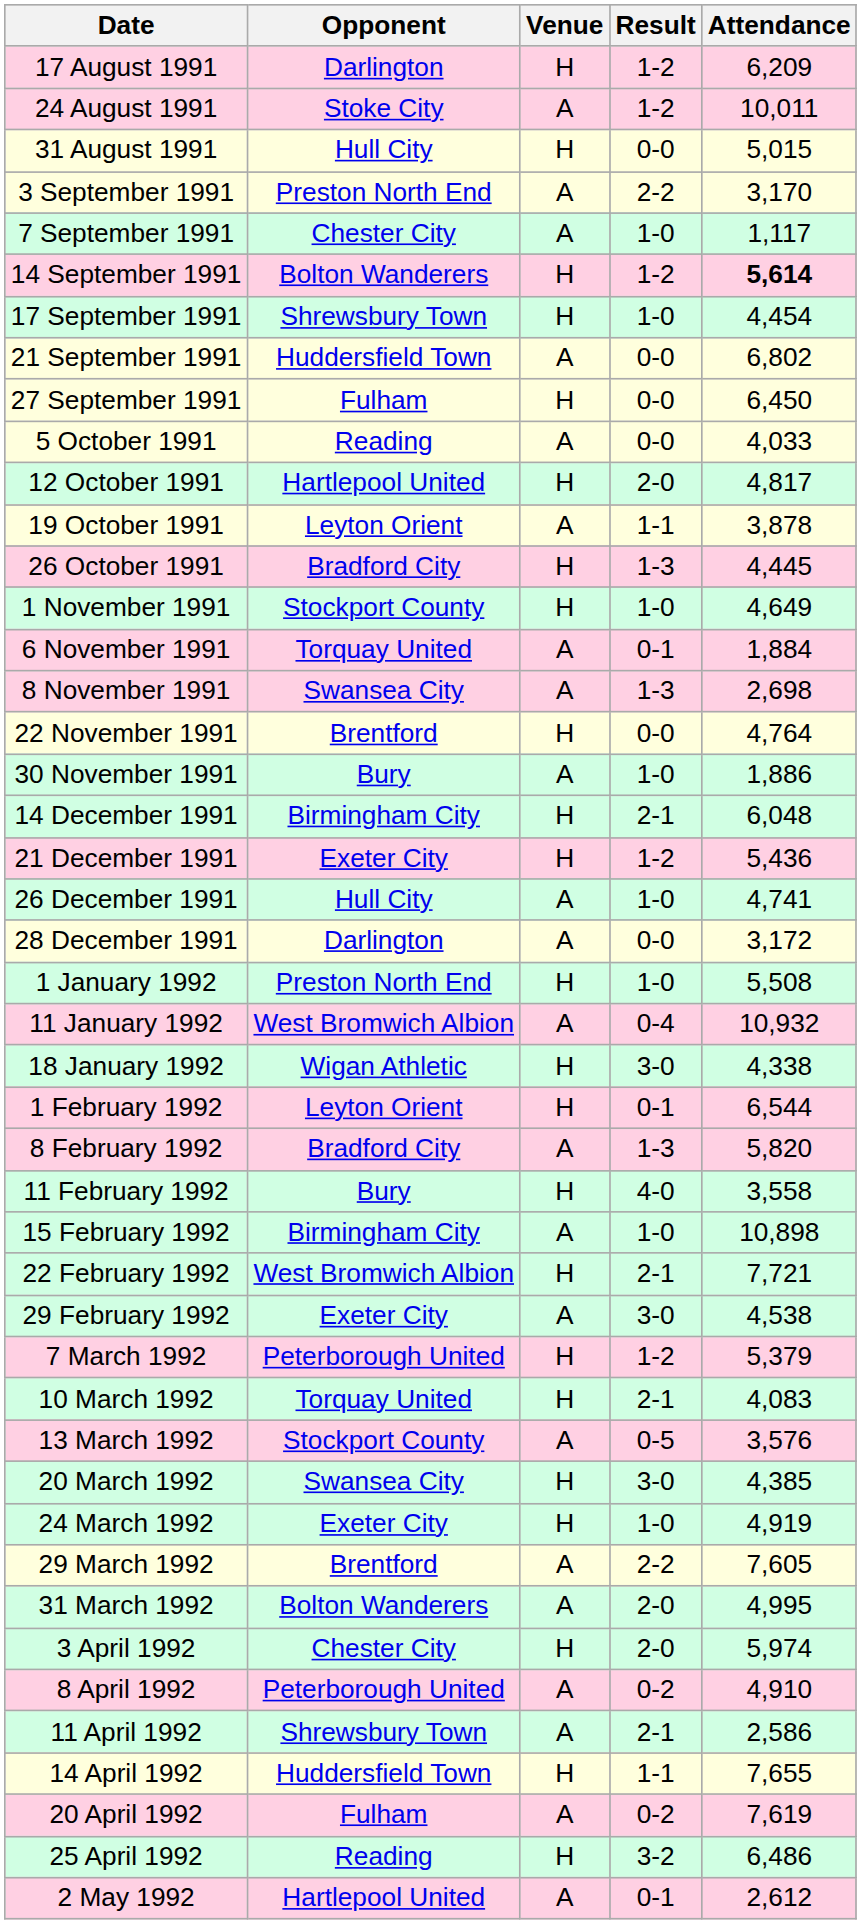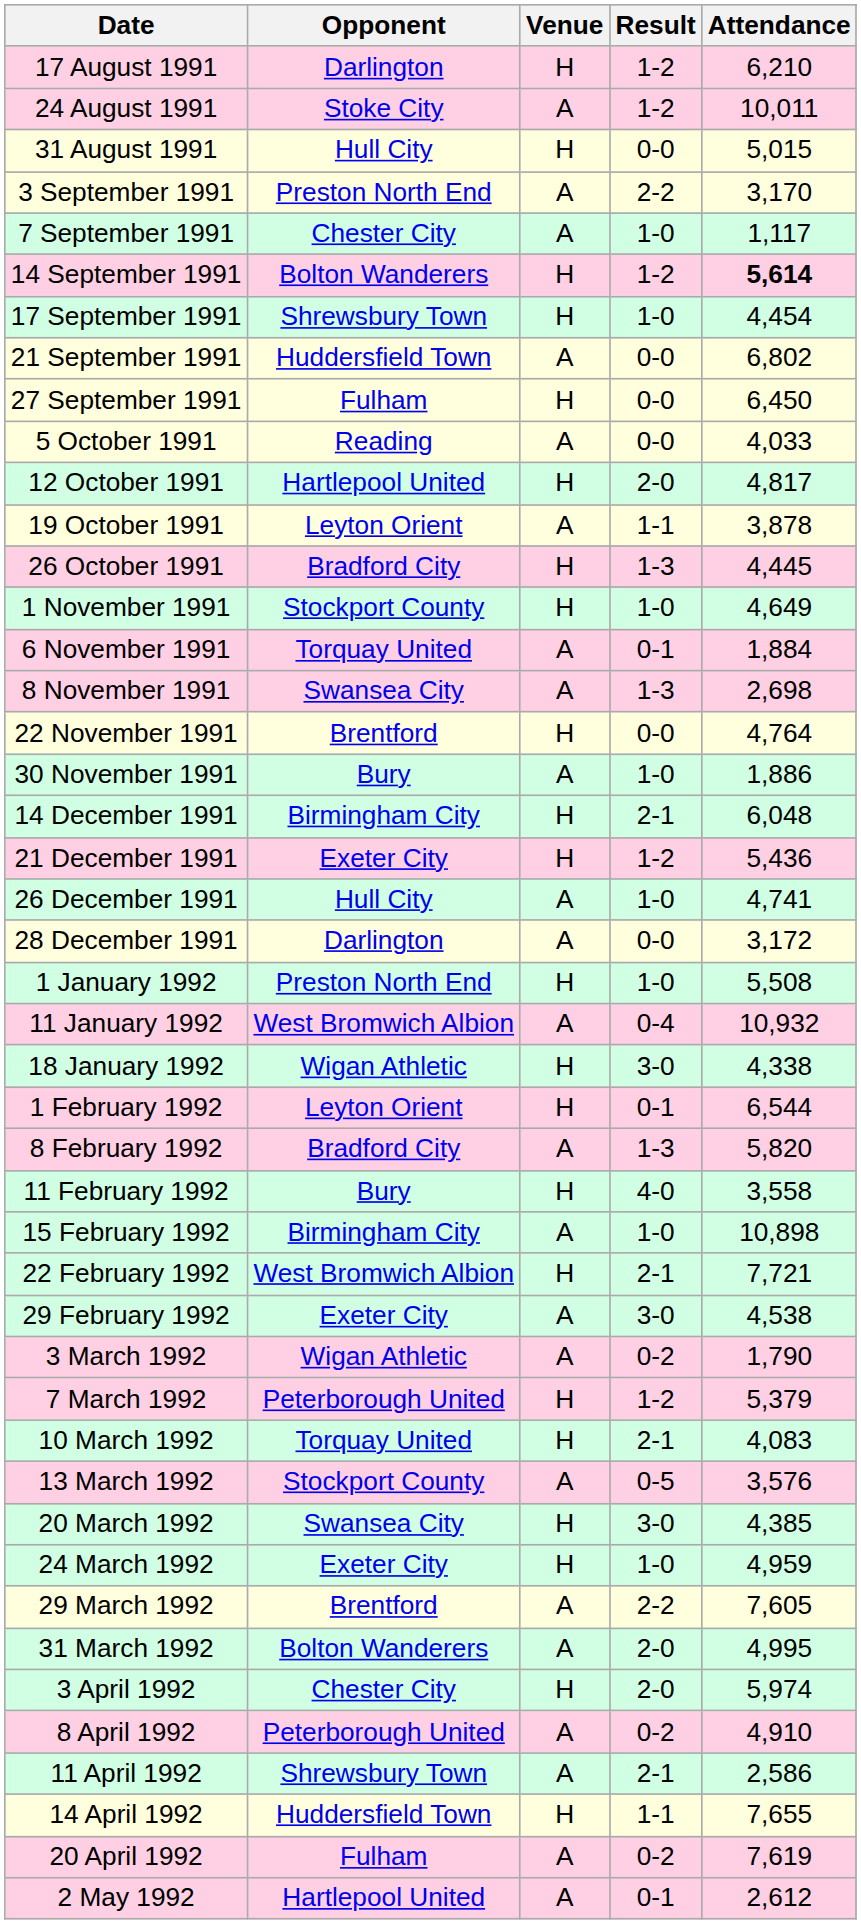(779, 66) 6,209 -> (779, 66) 6,210
+ row: (126, 1356)
(779, 1523) 4,919 -> (779, 1565) 4,959
- row: (126, 1856)
